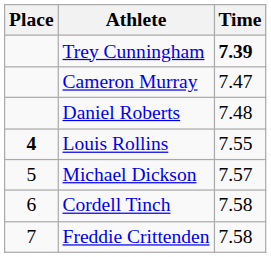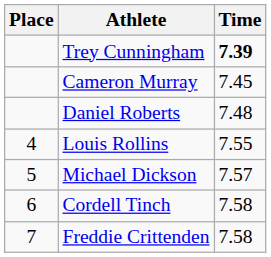(236, 81) 7.47 -> (236, 81) 7.45
(31, 143) bold -> (31, 143) normal
